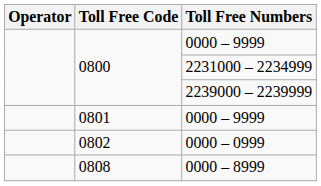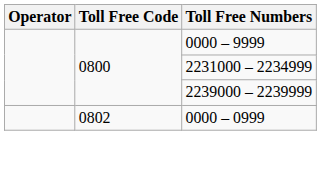- row: (95, 117)
- row: (95, 167)
